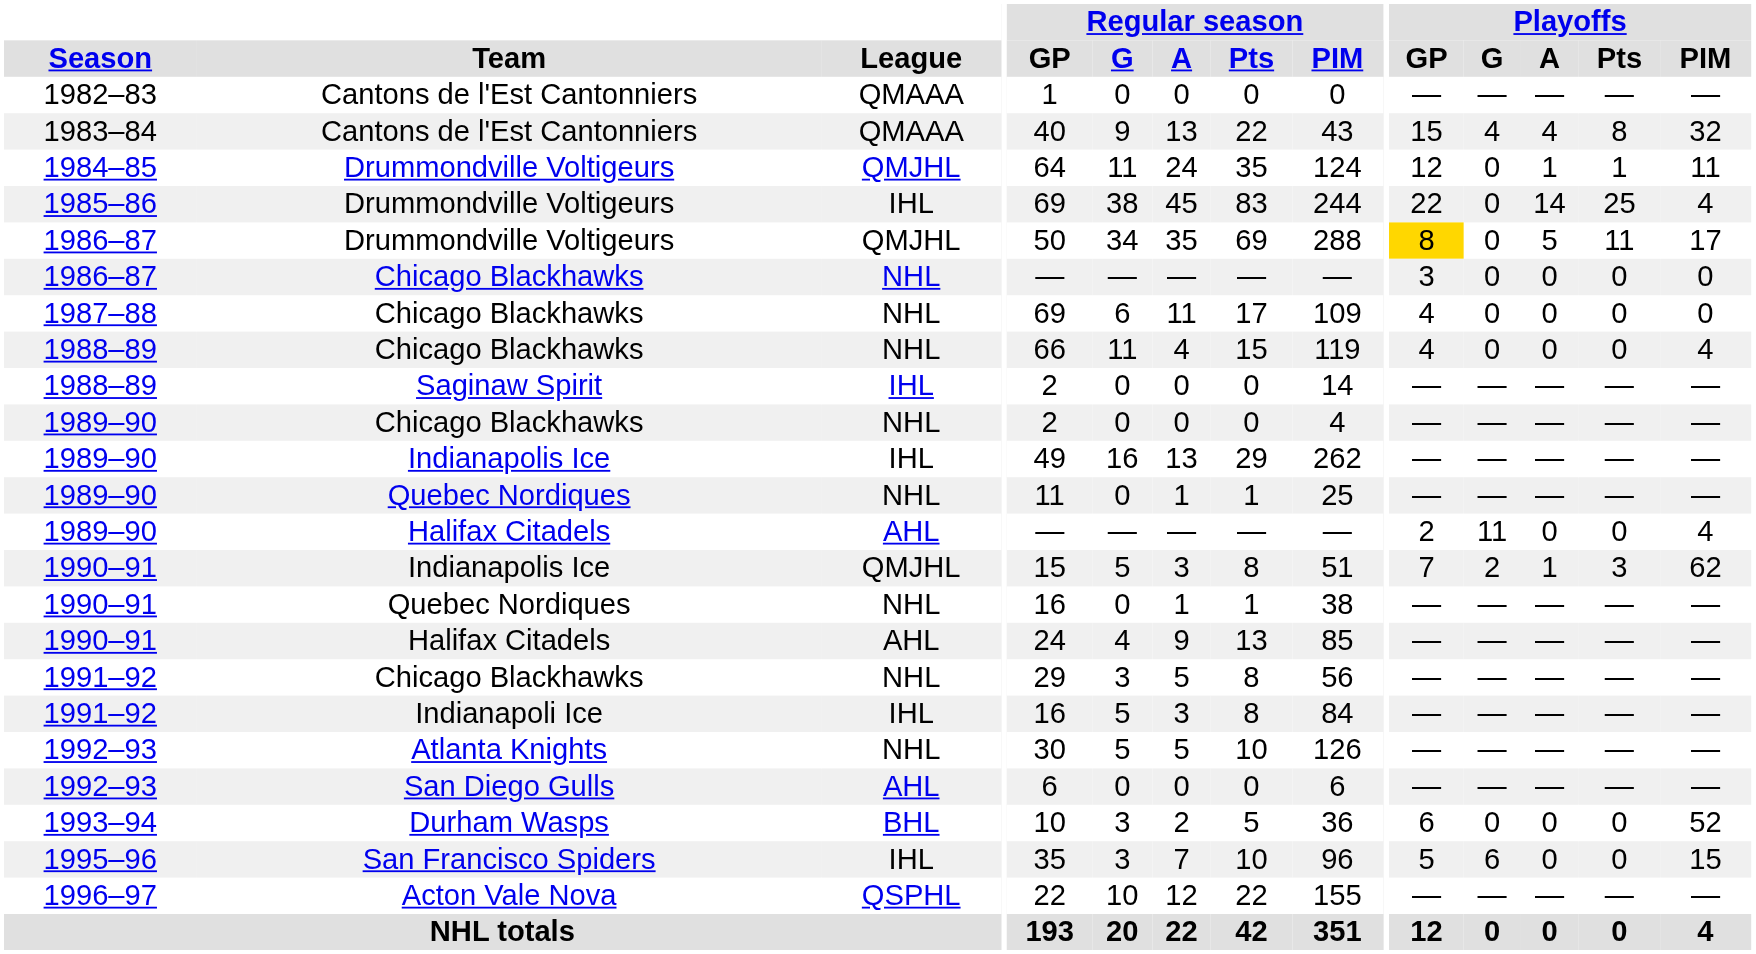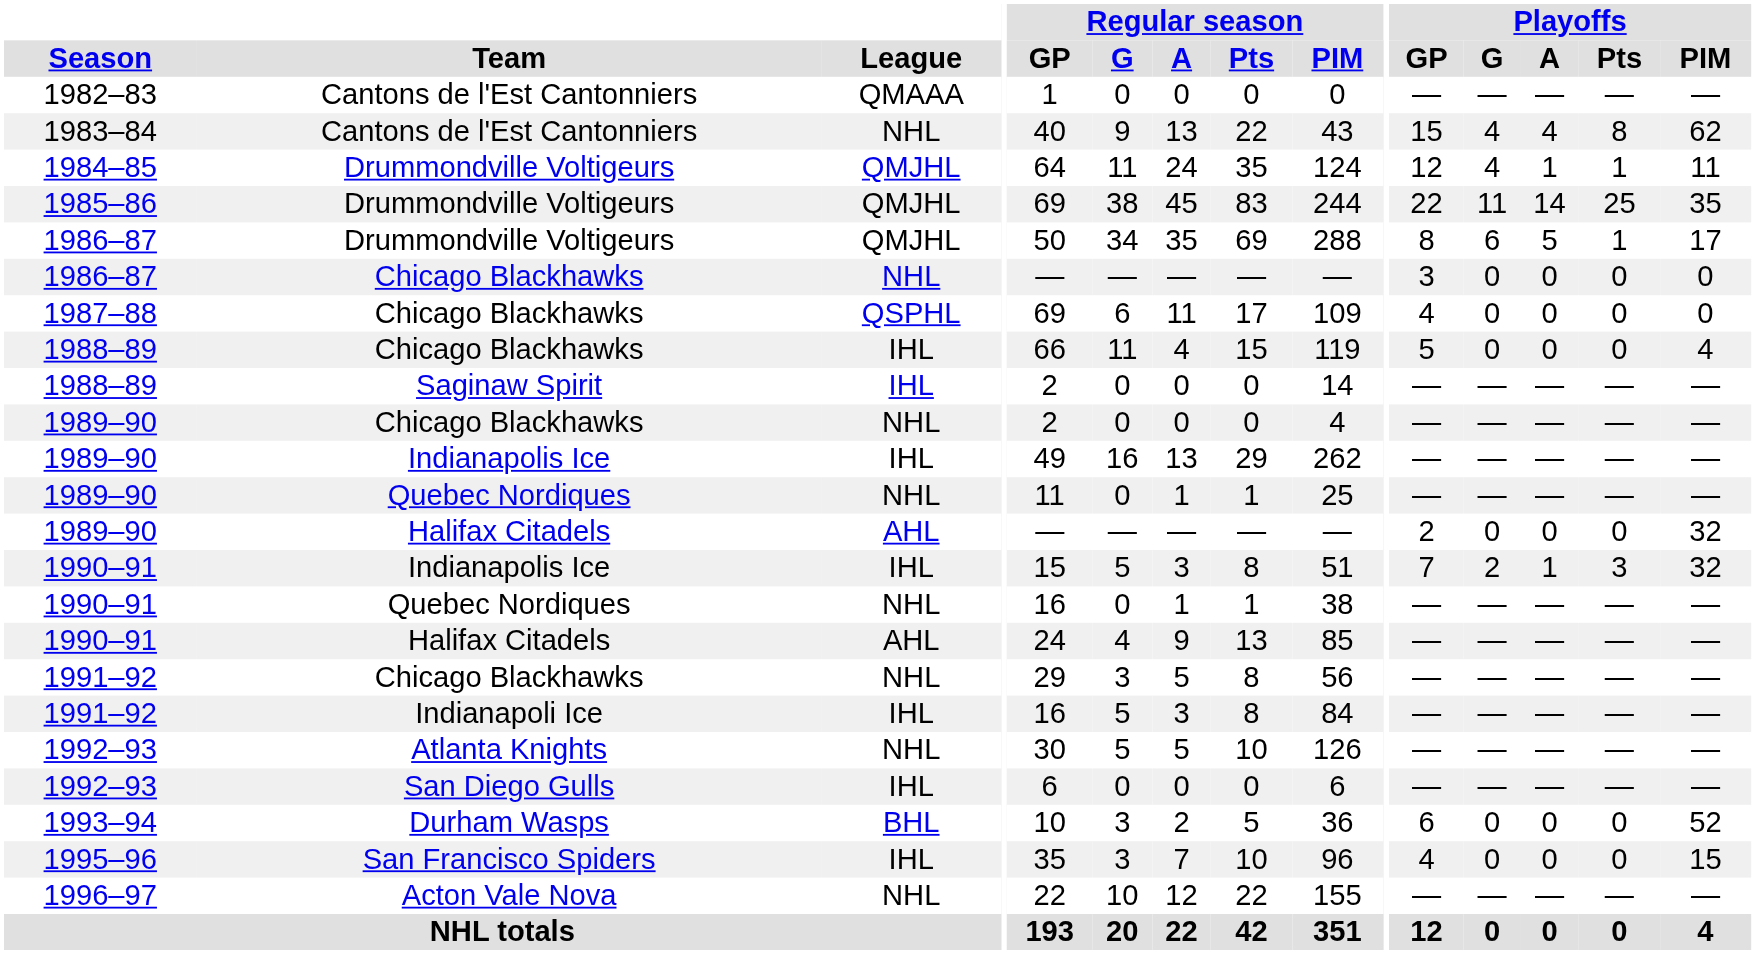(911, 130) QMAAA -> (911, 130) NHL
(1705, 130) 32 -> (1705, 130) 62
(1492, 167) 0 -> (1492, 167) 4
(911, 203) IHL -> (911, 203) QMJHL
(1492, 203) 0 -> (1492, 203) 11
(1705, 203) 4 -> (1705, 203) 35
(1427, 240) gold background -> (1427, 240) no background
(1492, 240) 0 -> (1492, 240) 6
(1619, 240) 11 -> (1619, 240) 1
(911, 312) NHL -> (911, 312) QSPHL
(911, 349) NHL -> (911, 349) IHL
(1427, 349) 4 -> (1427, 349) 5
(1492, 531) 11 -> (1492, 531) 0
(1705, 531) 4 -> (1705, 531) 32
(911, 567) QMJHL -> (911, 567) IHL
(1705, 567) 62 -> (1705, 567) 32
(911, 786) AHL -> (911, 786) IHL
(1427, 858) 5 -> (1427, 858) 4
(1492, 858) 6 -> (1492, 858) 0
(911, 895) QSPHL -> (911, 895) NHL
